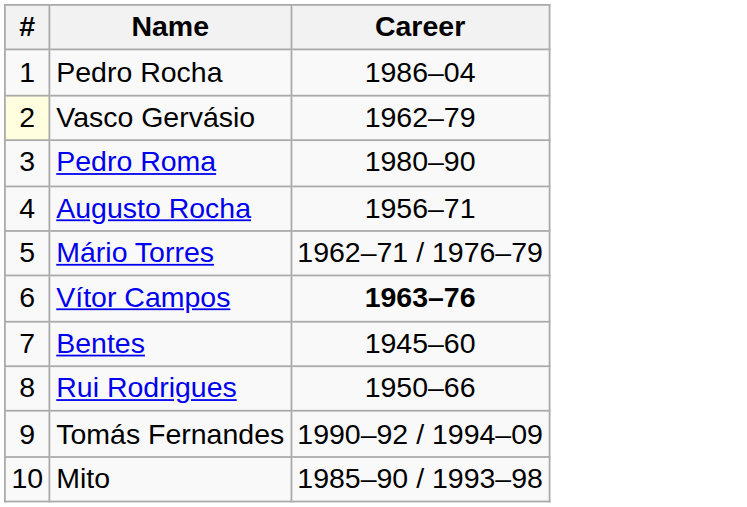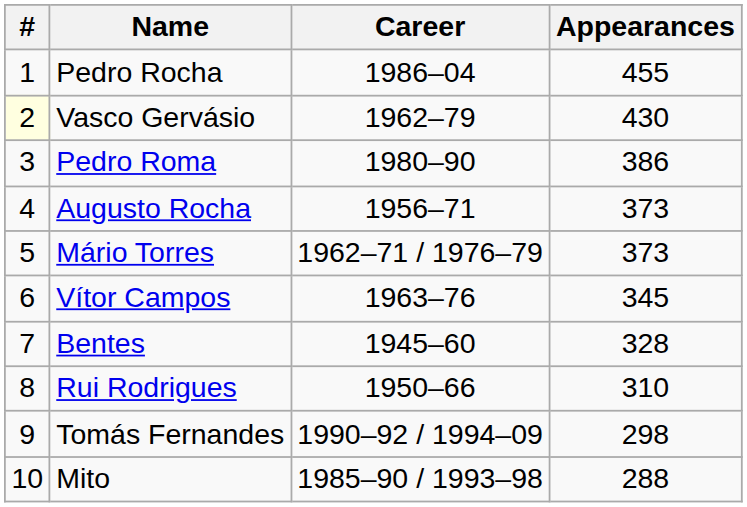+ column: (645, 27)
(420, 298) bold -> (420, 298) normal
